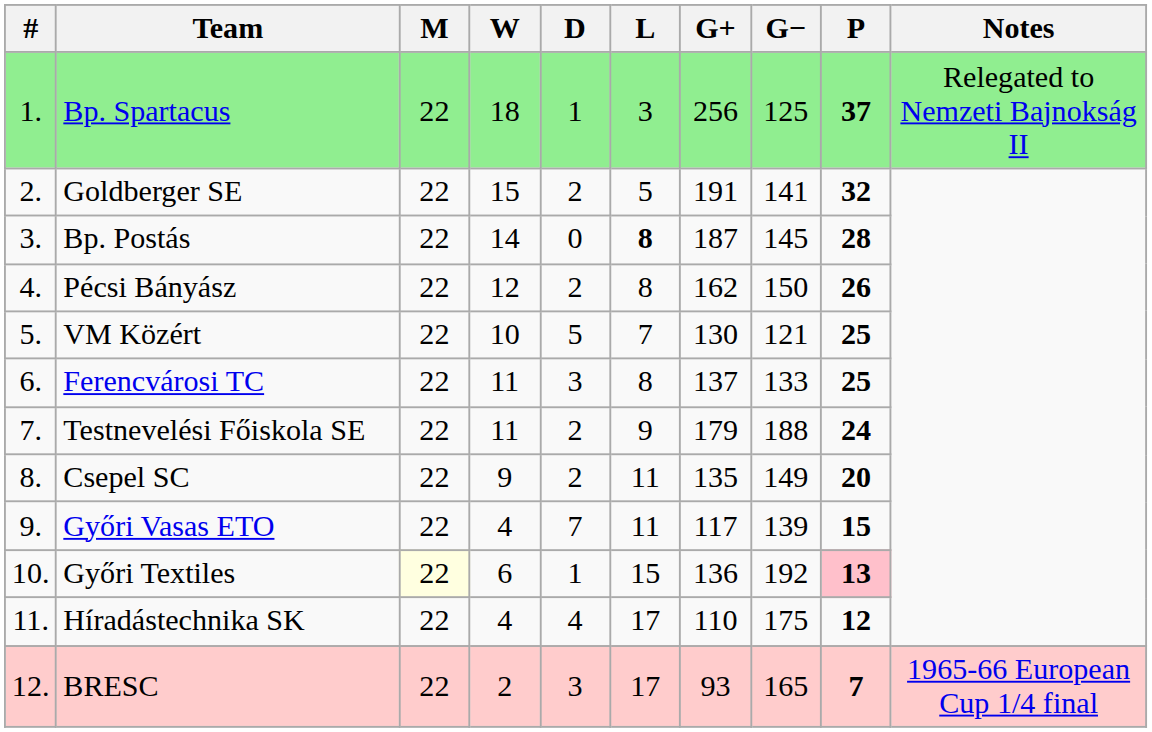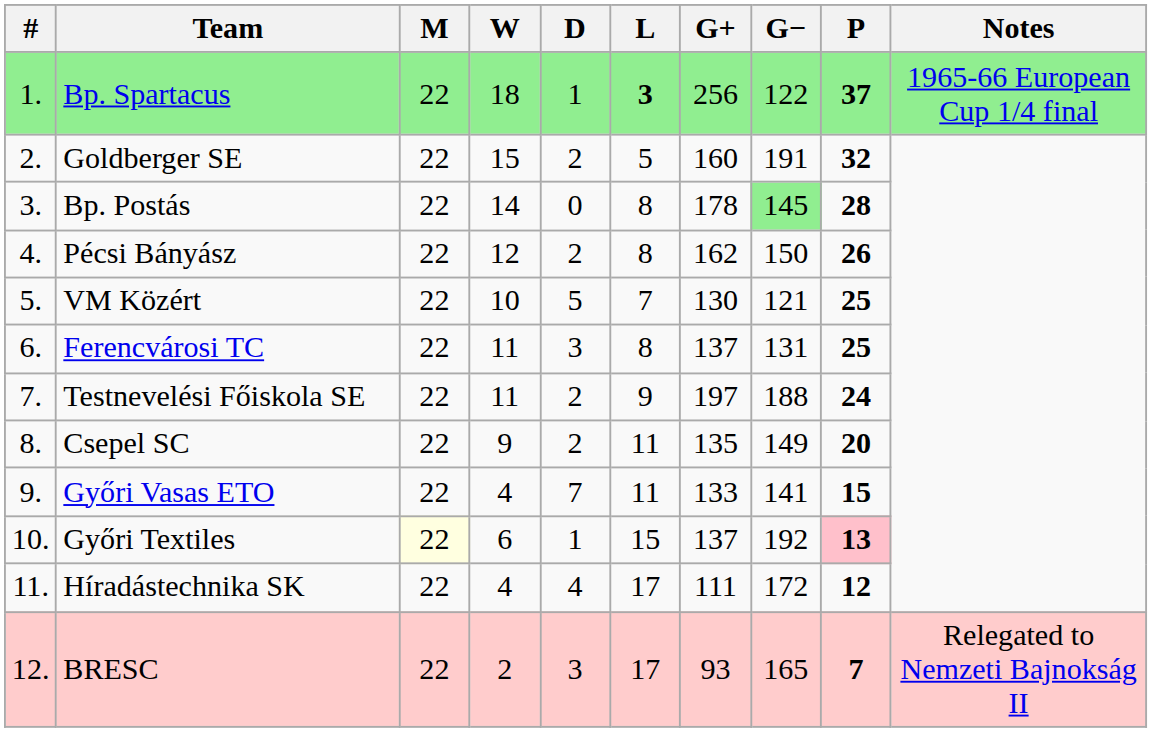(645, 109) normal -> (645, 92) bold
(786, 109) 125 -> (786, 92) 122
(1019, 109) Relegated to Nemzeti Bajnokság II -> (1019, 92) 1965-66 European Cup 1/4 final
(715, 191) 191 -> (715, 157) 160
(786, 191) 141 -> (786, 157) 191
(645, 239) bold -> (645, 205) normal
(715, 239) 187 -> (715, 205) 178
(786, 239) no background -> (786, 205) lightgreen background
(786, 382) 133 -> (786, 348) 131
(715, 429) 179 -> (715, 396) 197
(715, 525) 117 -> (715, 491) 133
(786, 525) 139 -> (786, 491) 141
(715, 573) 136 -> (715, 539) 137
(715, 620) 110 -> (715, 586) 111
(786, 620) 175 -> (786, 586) 172
(1019, 685) 1965-66 European Cup 1/4 final -> (1019, 668) Relegated to Nemzeti Bajnokság II
